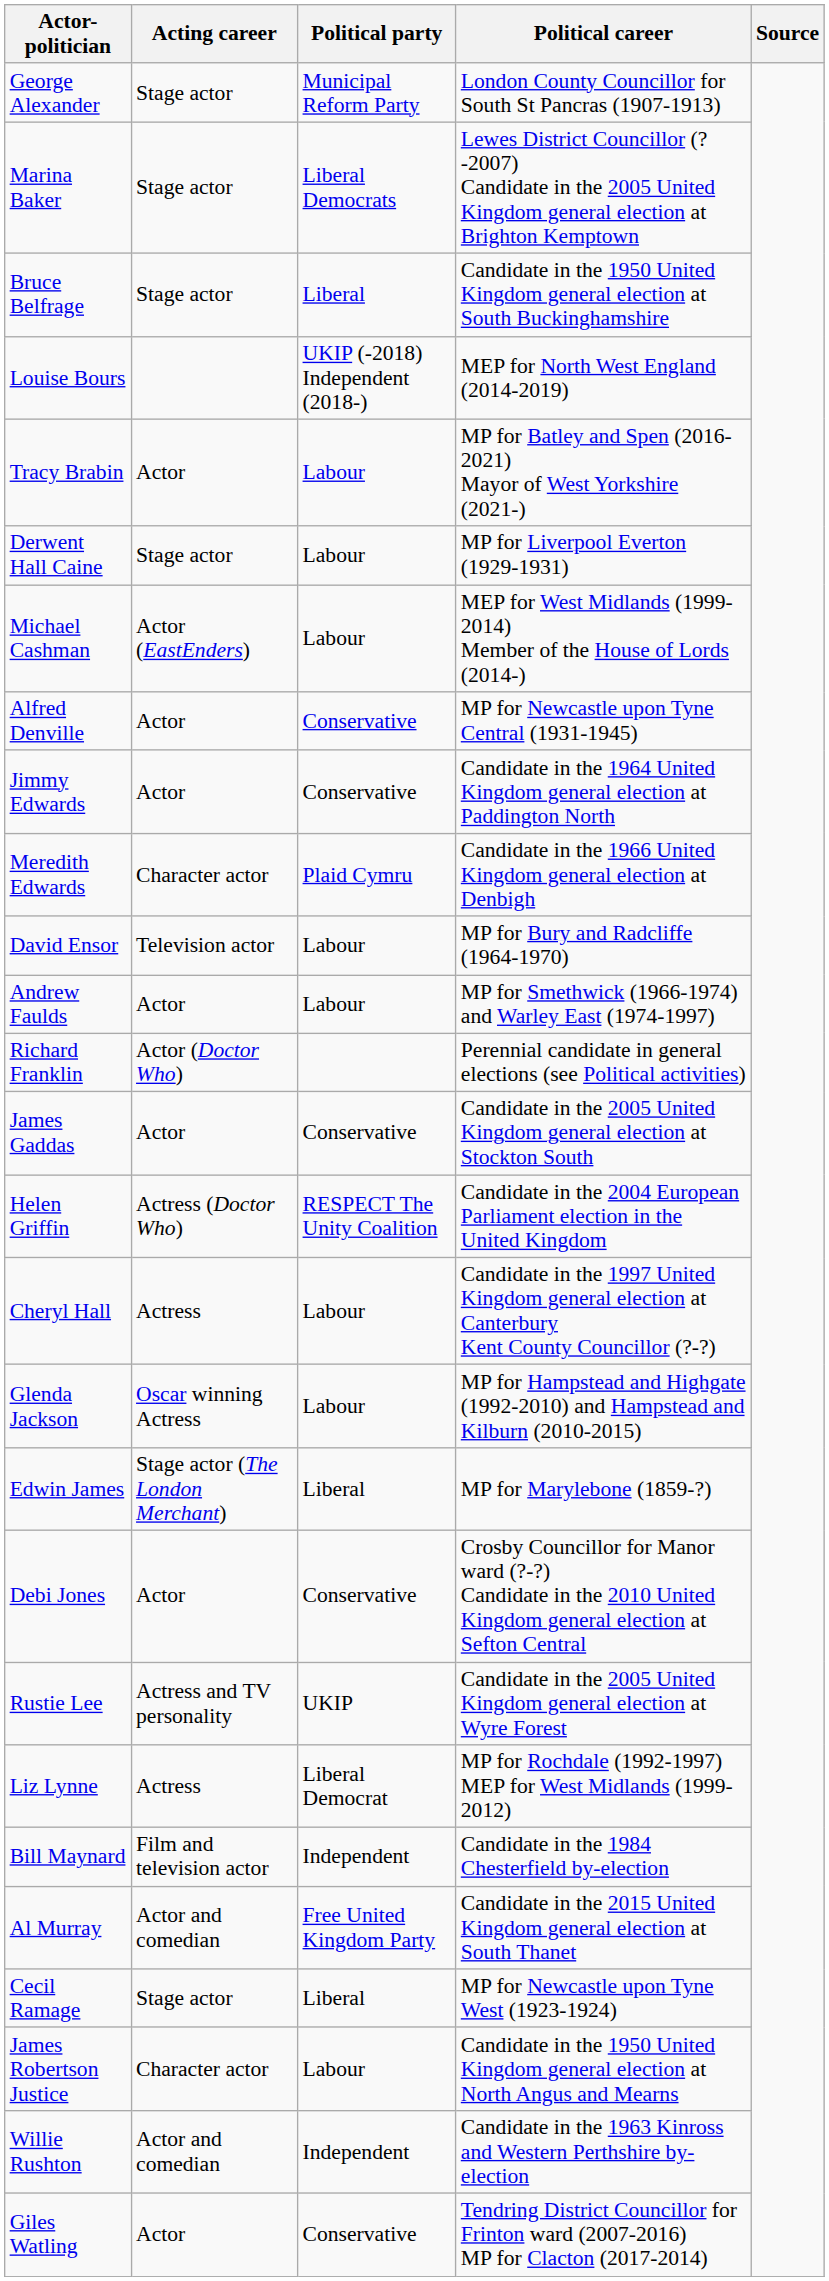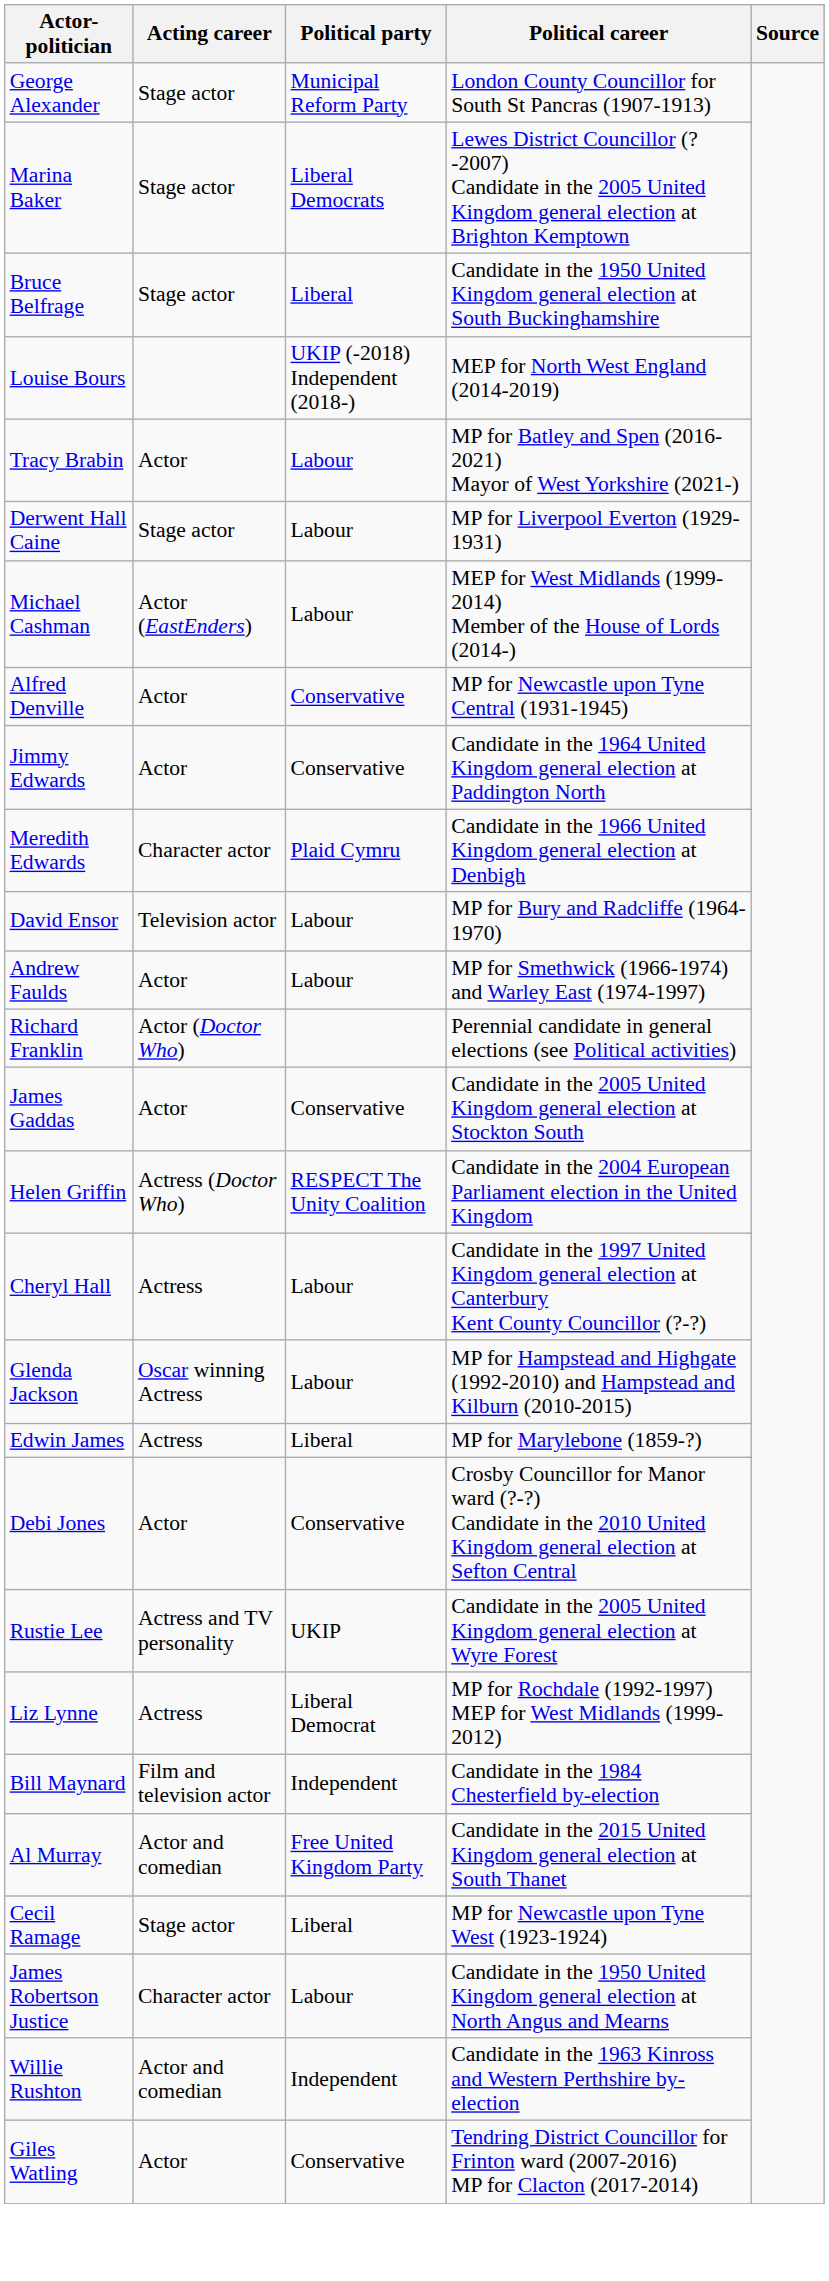(207, 1488) Stage actor (The London Merchant) -> (170, 1440) Actress
